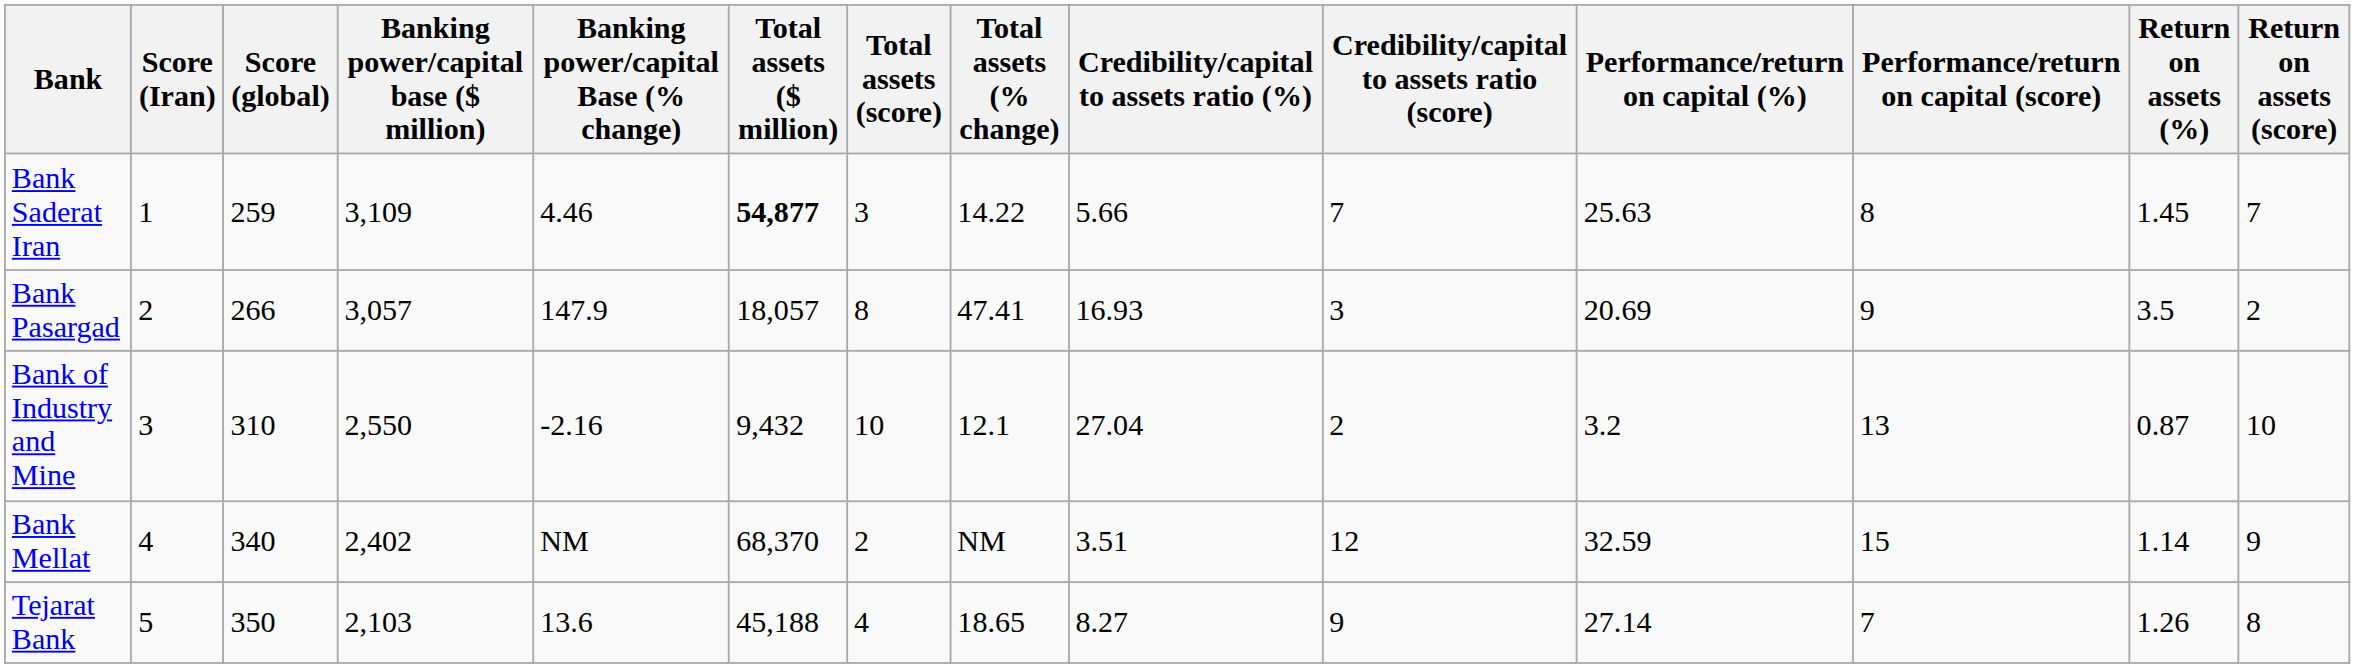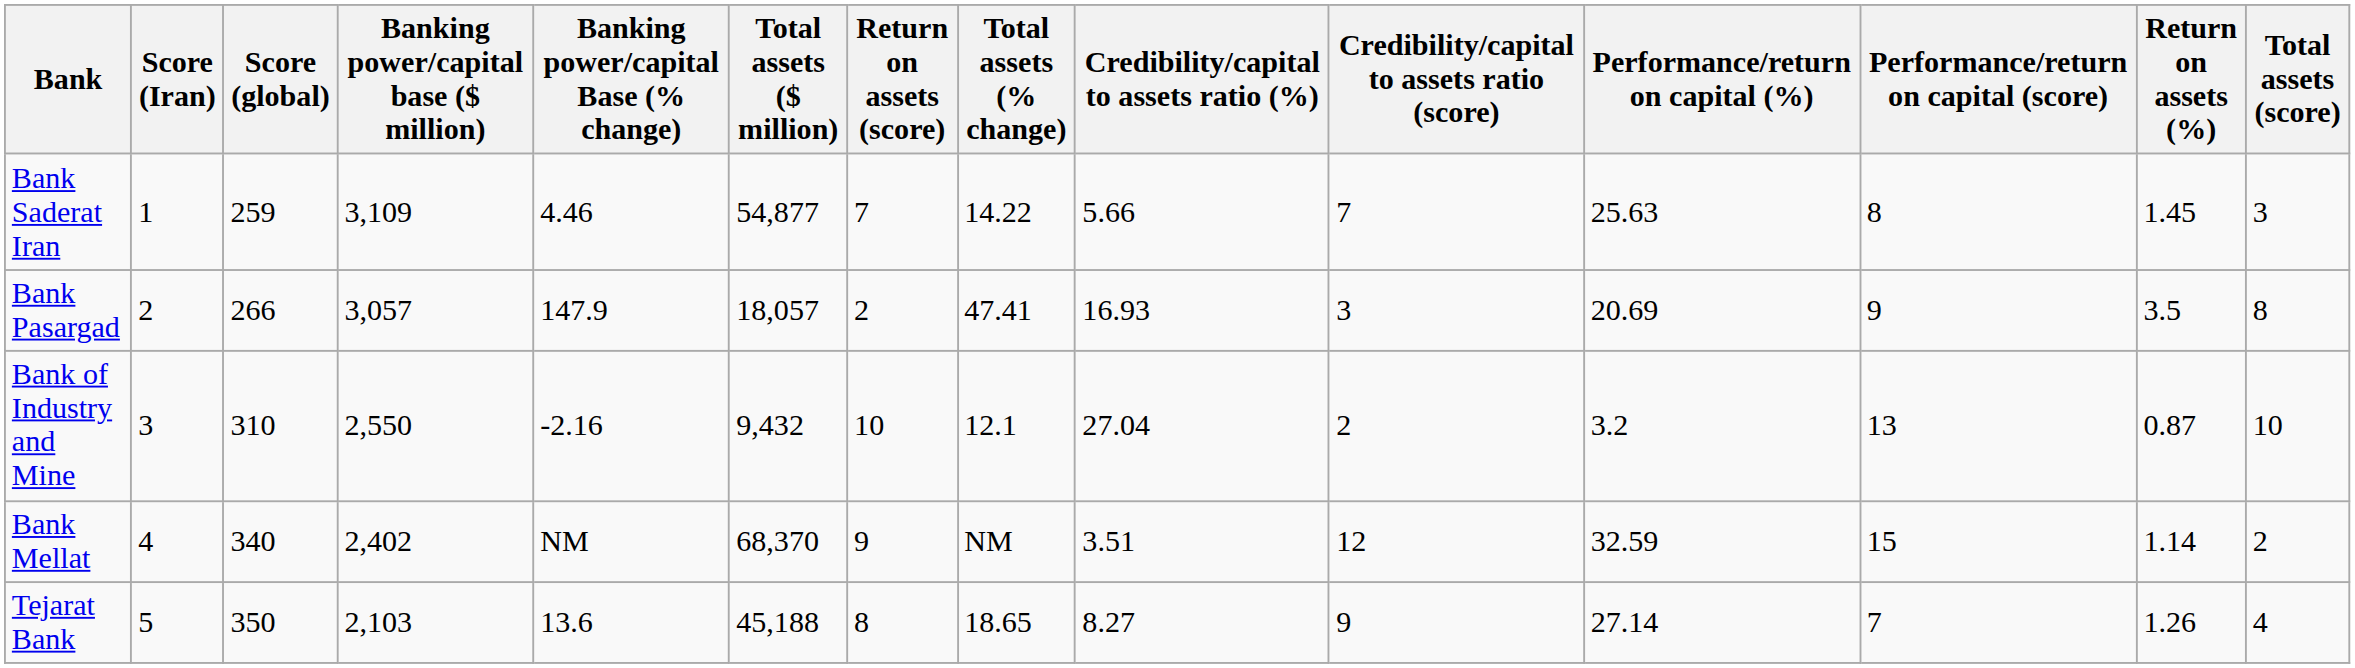columns swapped: (899, 79) <-> (2294, 79)
(778, 211) bold -> (778, 211) normal
